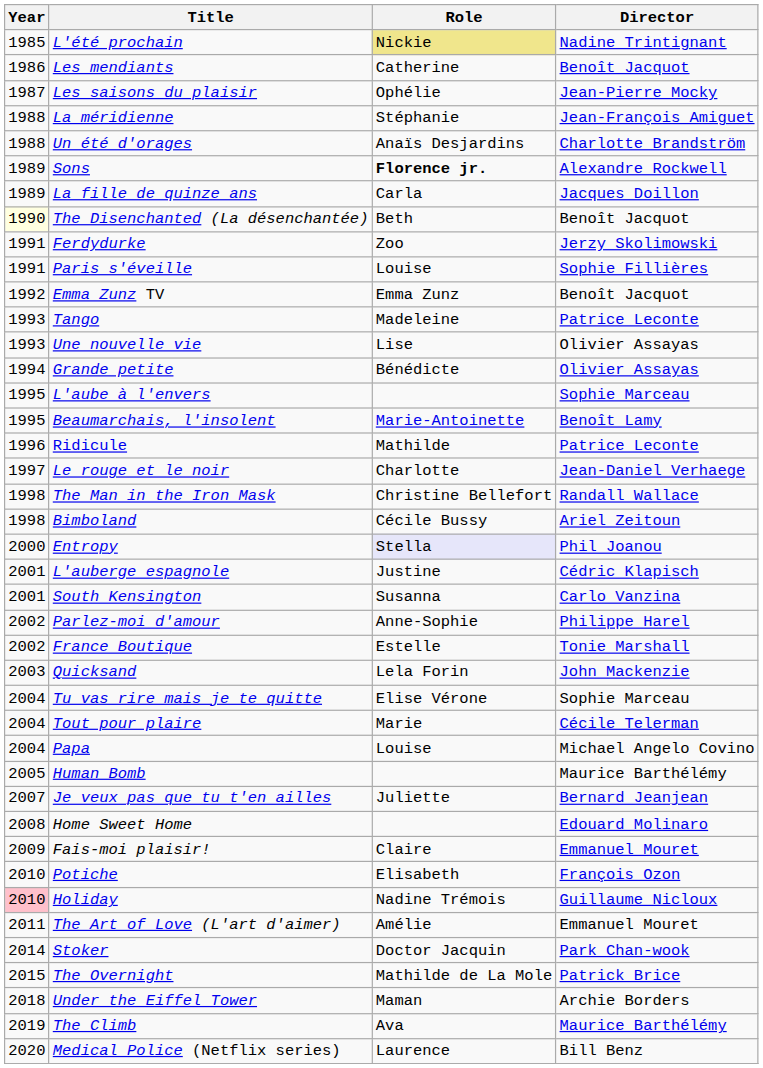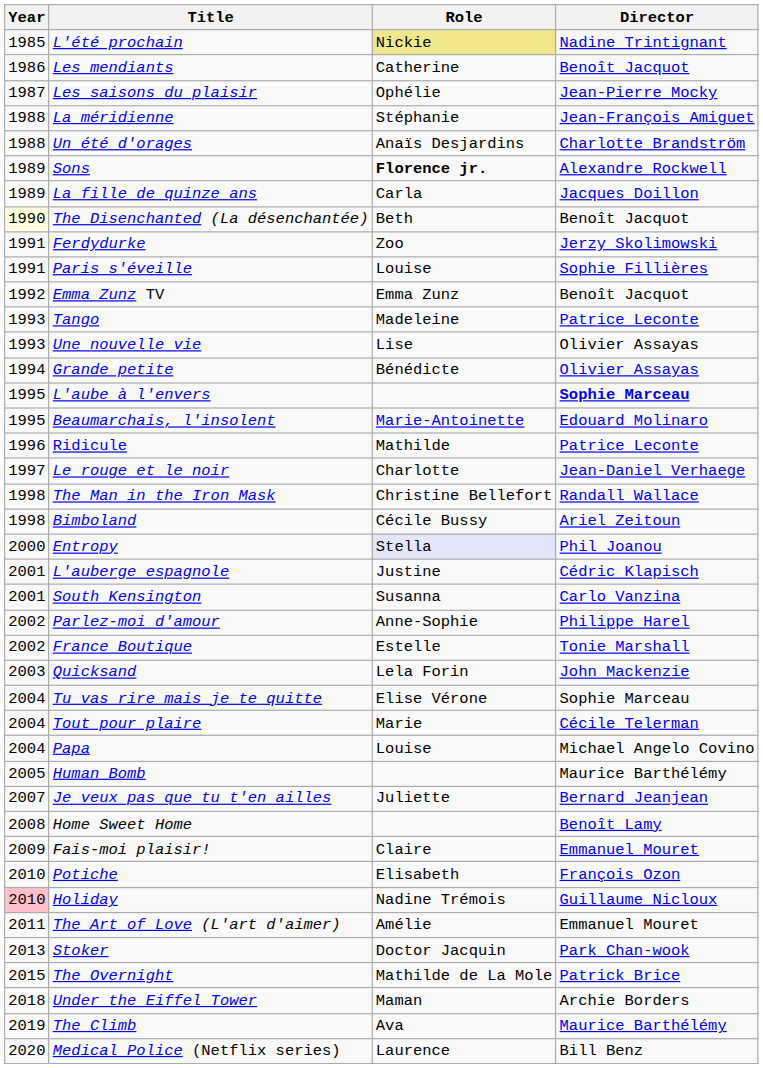(625, 395) normal -> (625, 395) bold
(611, 421) Benoît Lamy -> (634, 421) Edouard Molinaro
(634, 824) Edouard Molinaro -> (611, 824) Benoît Lamy
(27, 950) 2014 -> (27, 950) 2013
